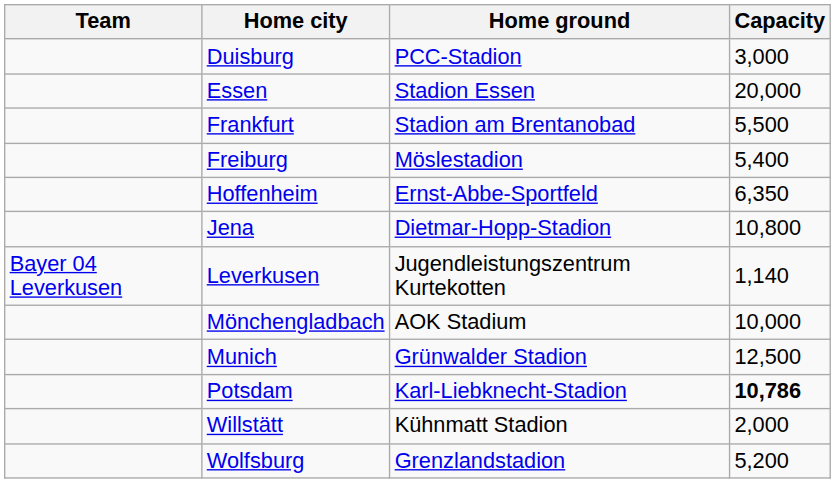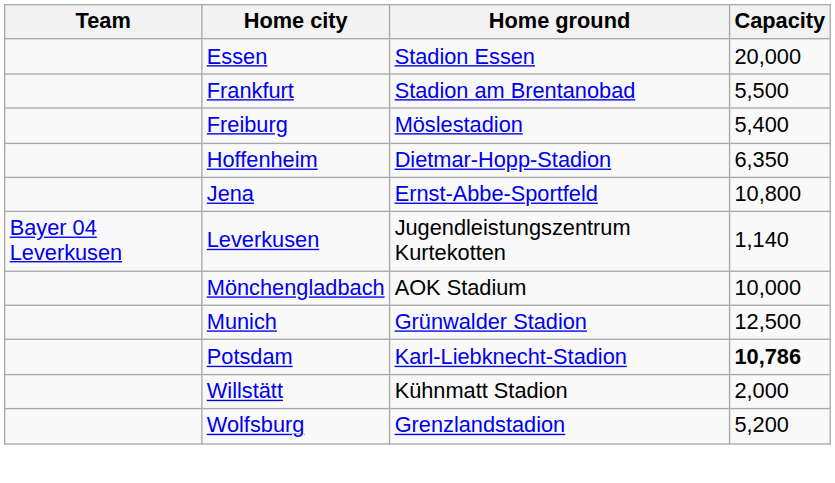- row: (250, 56)
(496, 194) Ernst-Abbe-Sportfeld -> (503, 159) Dietmar-Hopp-Stadion
(503, 228) Dietmar-Hopp-Stadion -> (496, 194) Ernst-Abbe-Sportfeld
